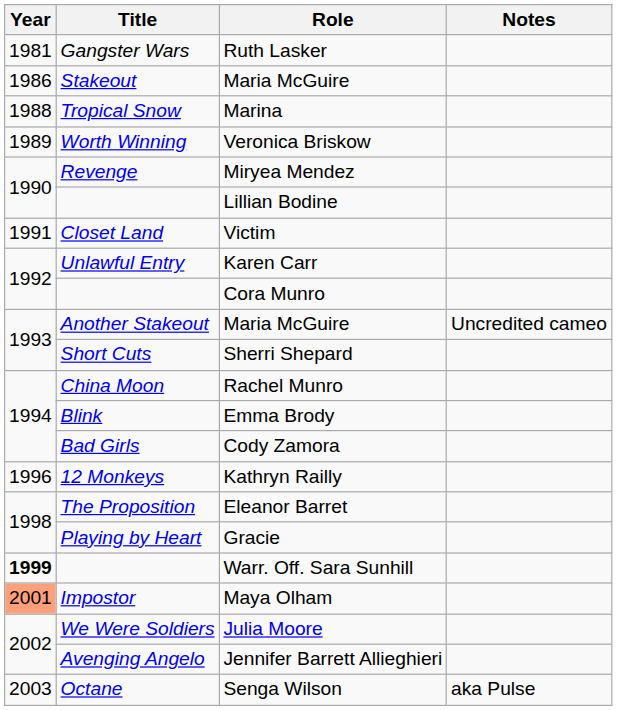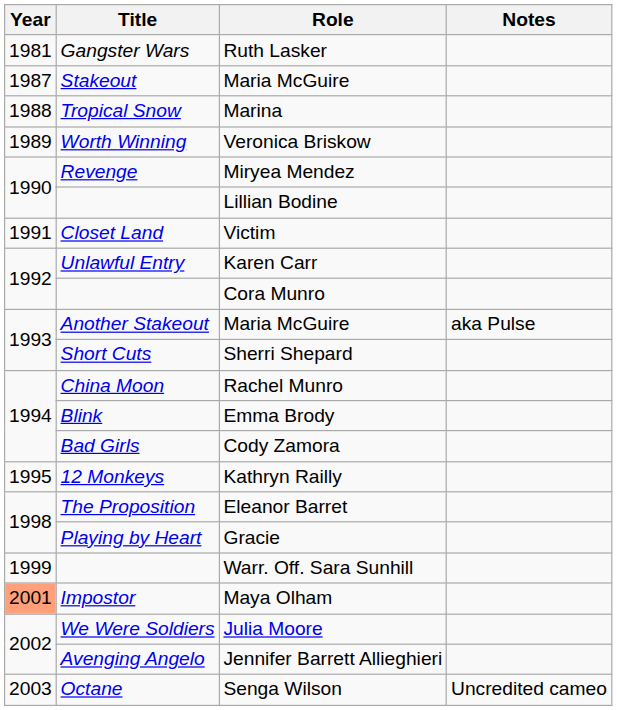(30, 80) 1986 -> (30, 80) 1987
(529, 324) Uncredited cameo -> (493, 324) aka Pulse
(30, 476) 1996 -> (30, 476) 1995
(30, 567) bold -> (30, 567) normal
(493, 689) aka Pulse -> (529, 689) Uncredited cameo
